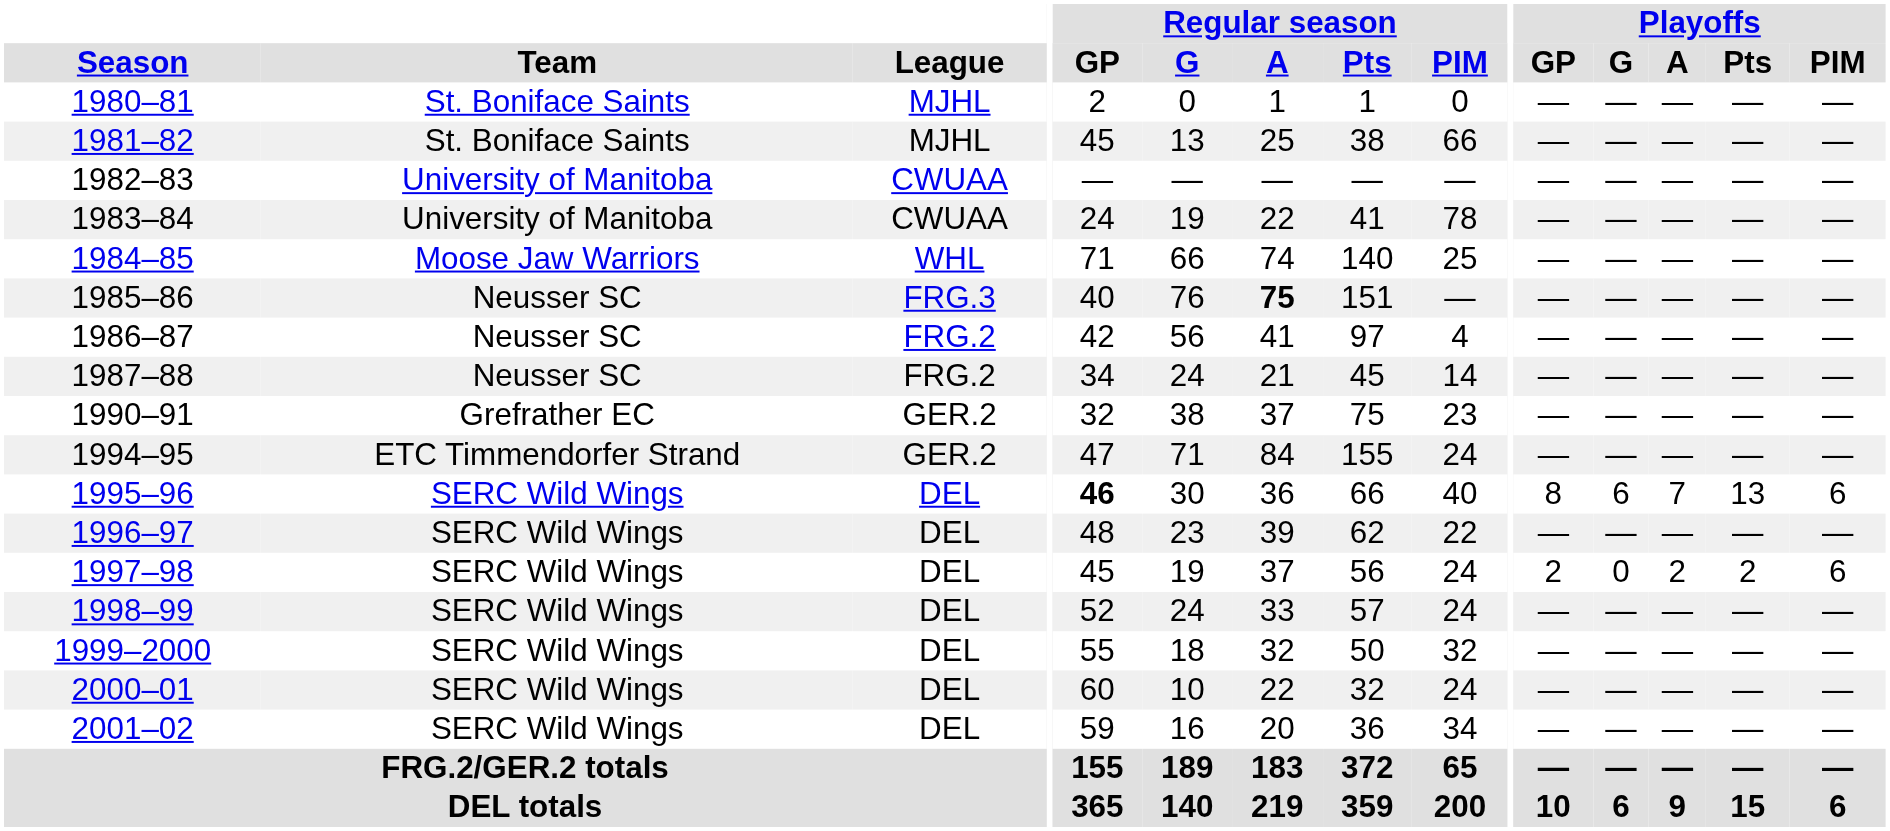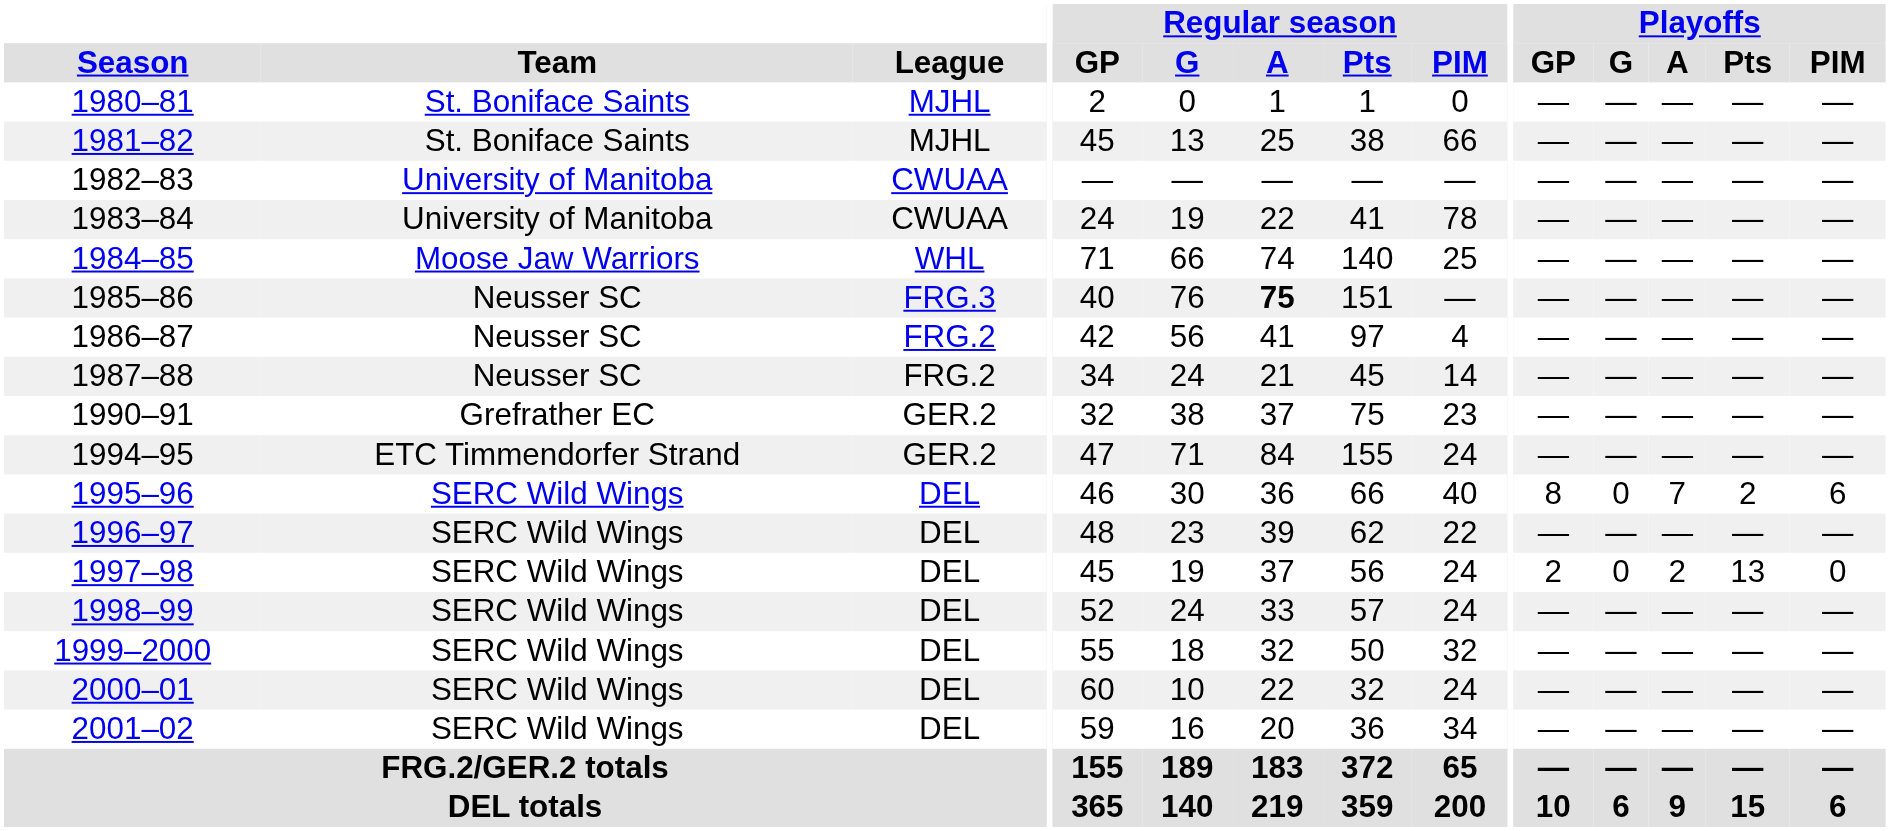(1097, 493) bold -> (1097, 493) normal
(1621, 493) 6 -> (1621, 493) 0
(1748, 493) 13 -> (1748, 493) 2
(1748, 571) 2 -> (1748, 571) 13
(1838, 571) 6 -> (1838, 571) 0
